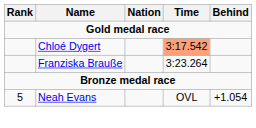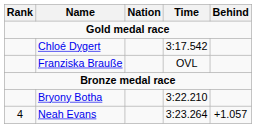(187, 47) lightsalmon background -> (187, 47) no background
(187, 64) 3:23.264 -> (187, 64) OVL
+ row: (70, 98)
(20, 98) 5 -> (20, 115) 4
(187, 98) OVL -> (187, 115) 3:23.264
(231, 98) +1.054 -> (231, 115) +1.057
